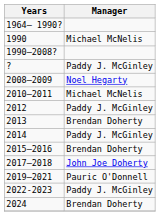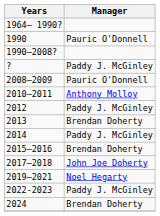(104, 39) Michael McNelis -> (107, 39) Pauric O'Donnell
(97, 80) Noel Hegarty -> (107, 80) Pauric O'Donnell
(104, 94) Michael McNelis -> (102, 94) Anthony Molloy
(107, 176) Pauric O'Donnell -> (97, 176) Noel Hegarty
